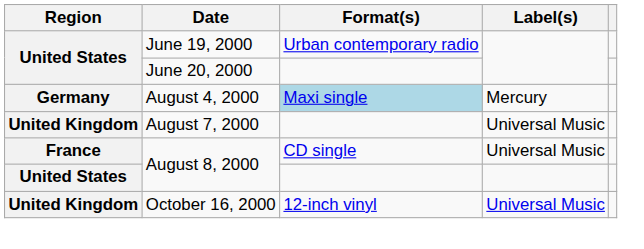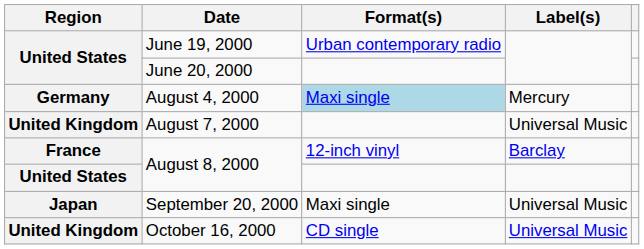(320, 151) CD single -> (353, 151) 12-inch vinyl
(546, 151) Universal Music -> (537, 151) Barclay
+ row: (73, 204)
(330, 204) 12-inch vinyl -> (342, 230) CD single
